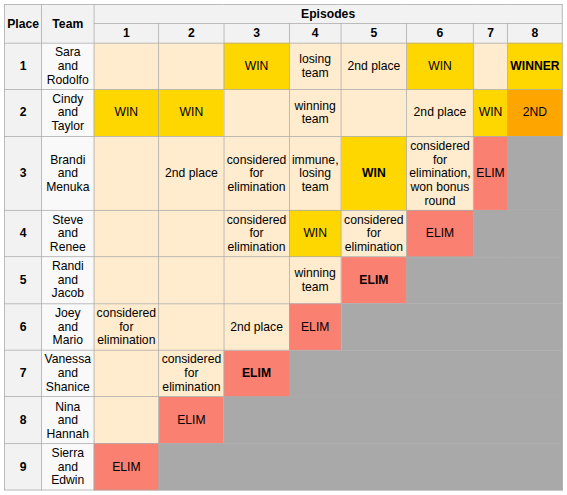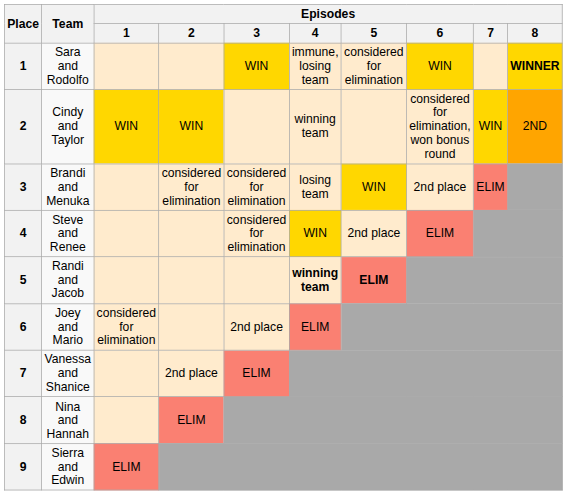(315, 66) losing team -> (315, 66) immune, losing team
(374, 66) 2nd place -> (374, 66) considered for elimination
(440, 113) 2nd place -> (440, 126) considered for elimination, won bonus round
(191, 173) 2nd place -> (191, 187) considered for elimination
(315, 173) immune, losing team -> (315, 187) losing team
(374, 173) bold -> (374, 187) normal
(440, 173) considered for elimination, won bonus round -> (440, 187) 2nd place
(374, 233) considered for elimination -> (374, 233) 2nd place
(315, 280) normal -> (315, 280) bold
(191, 373) considered for elimination -> (191, 373) 2nd place
(257, 373) bold -> (257, 373) normal
